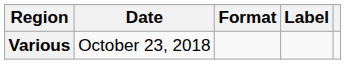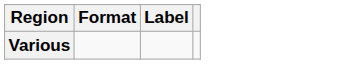- column: (144, 18)
